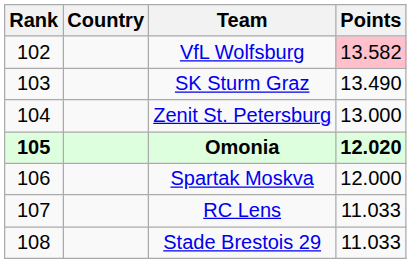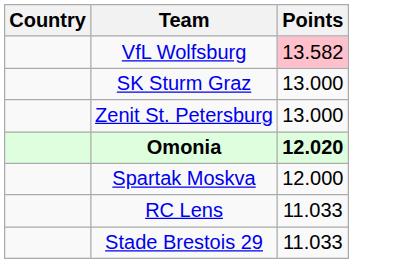- column: (34, 20)
(371, 83) 13.490 -> (313, 83) 13.000
